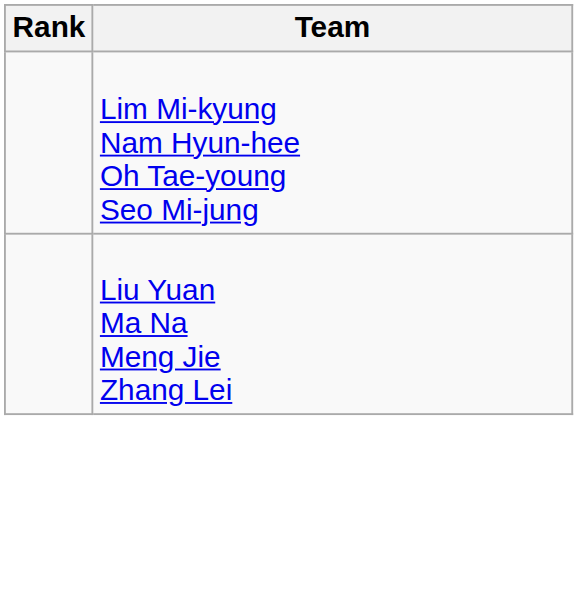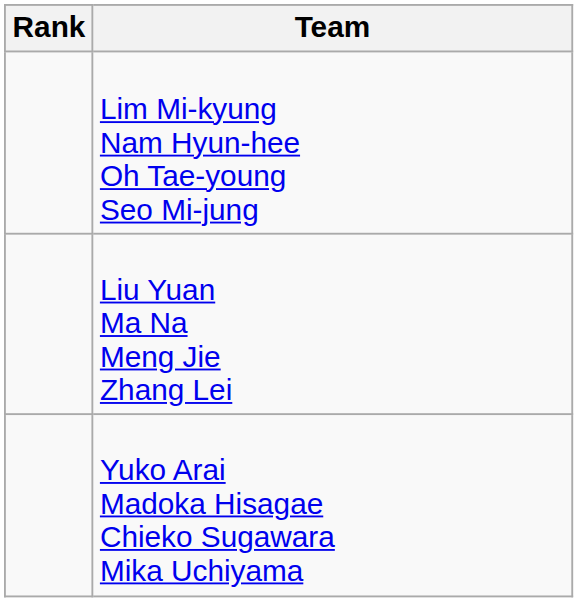+ row: (217, 521)
